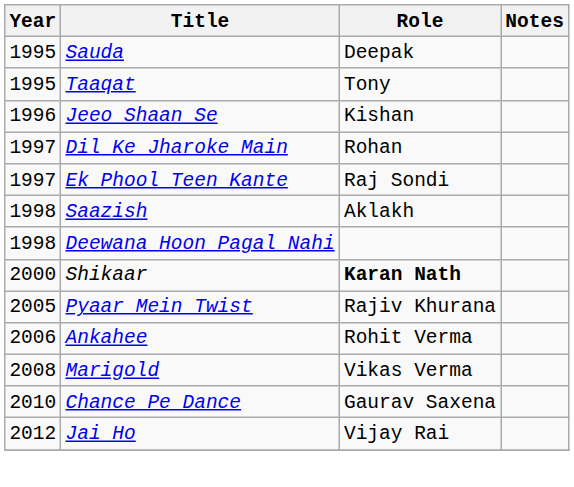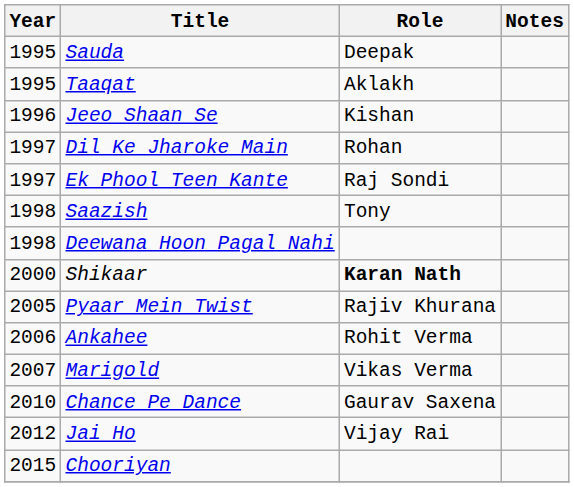(367, 84) Tony -> (379, 84) Aklakh
(379, 211) Aklakh -> (367, 211) Tony
(33, 370) 2008 -> (33, 370) 2007
+ row: (118, 466)
